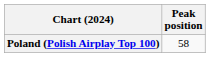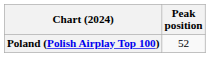(184, 43) 58 -> (184, 43) 52
